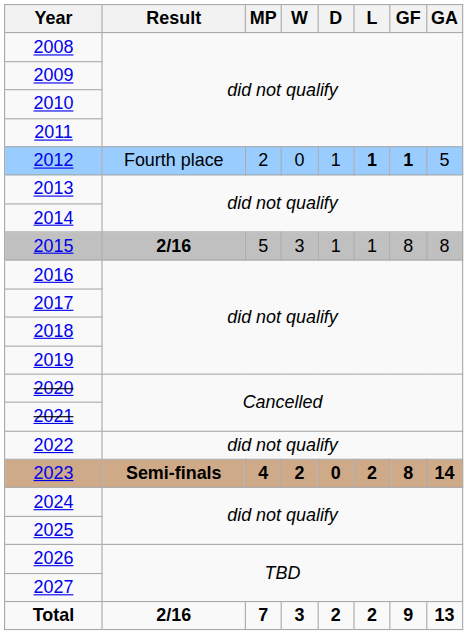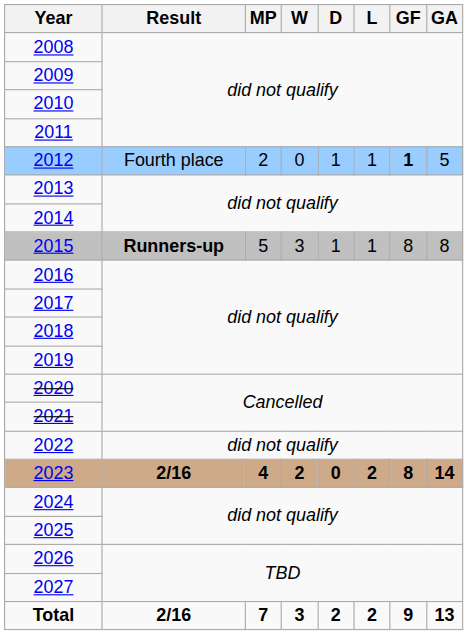(372, 160) bold -> (372, 160) normal
(174, 246) 2/16 -> (174, 246) Runners-up
(174, 473) Semi-finals -> (174, 473) 2/16
